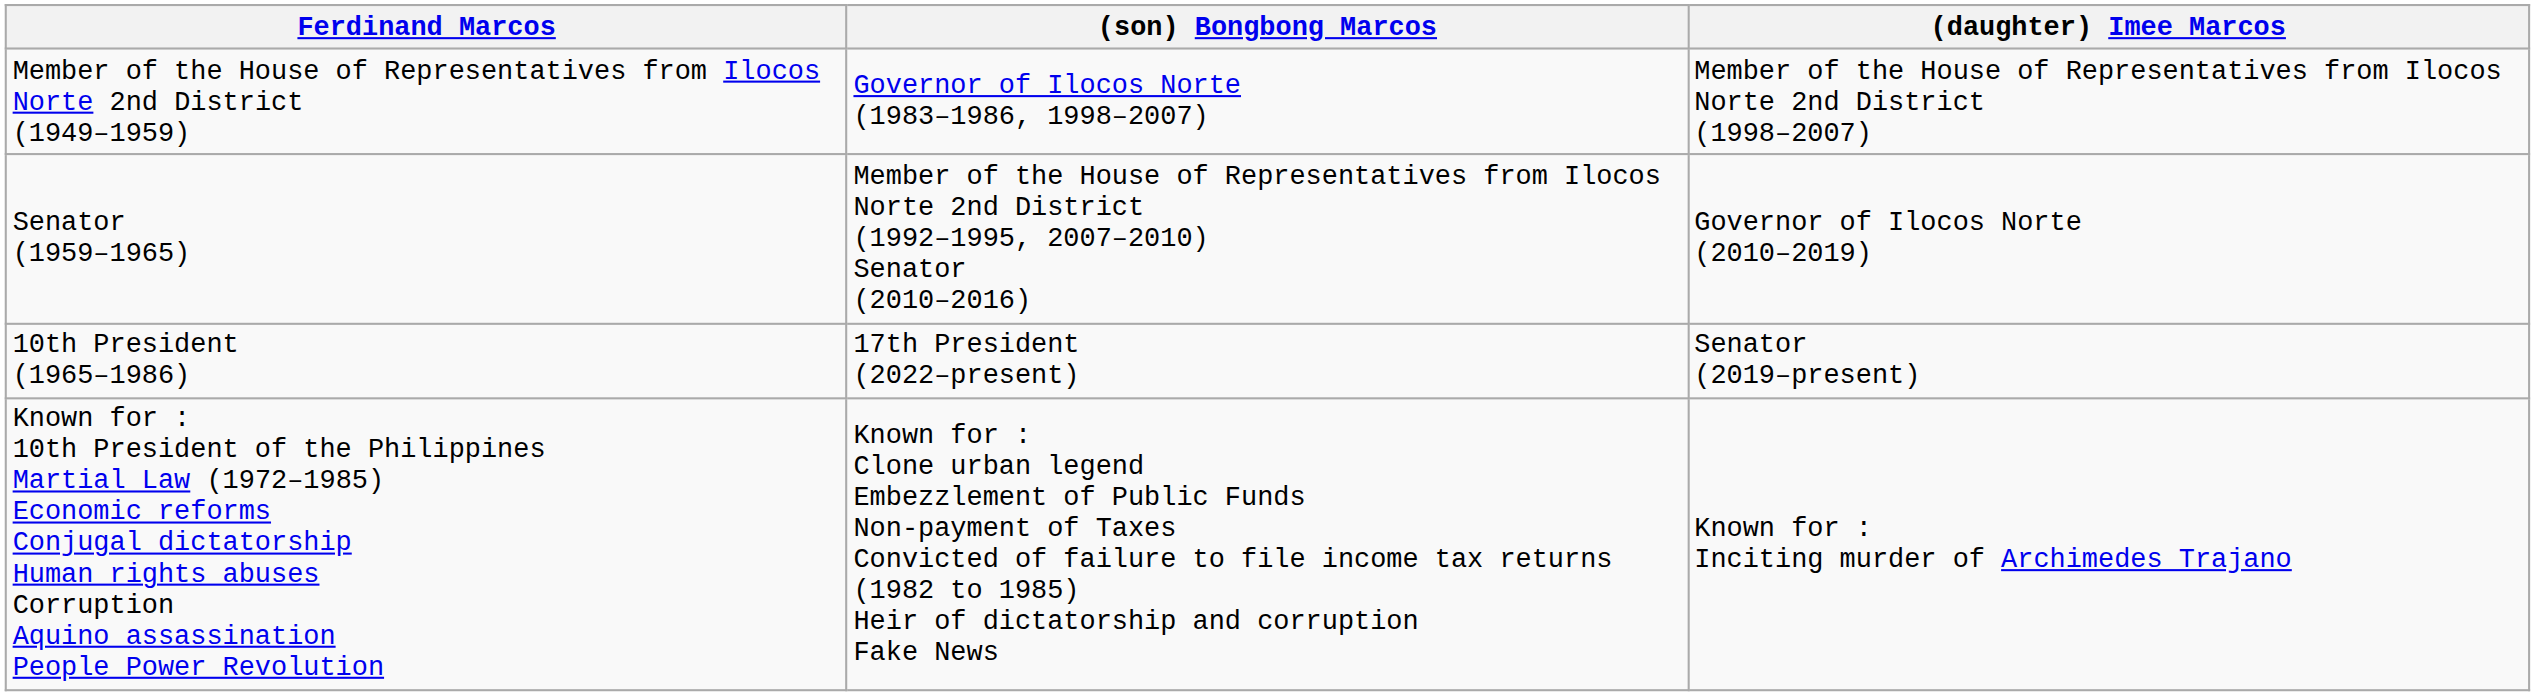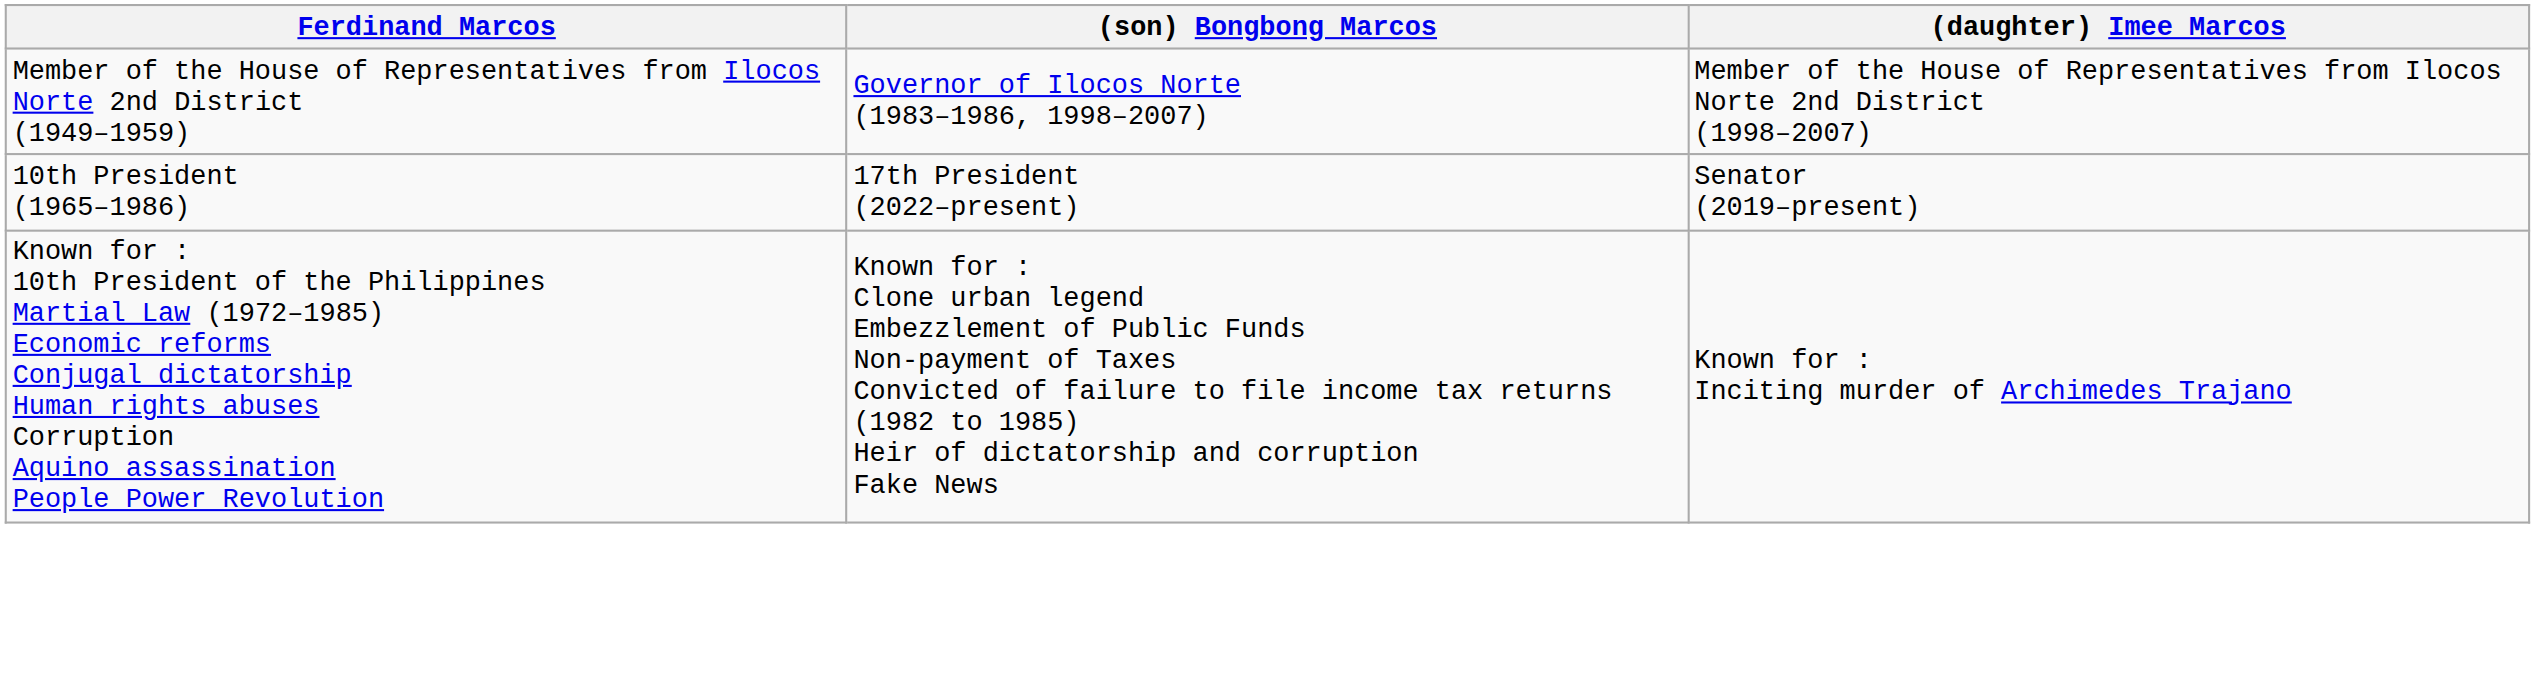- row: (101, 239)
